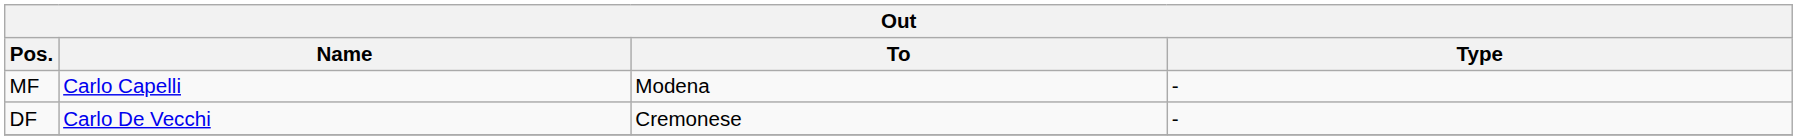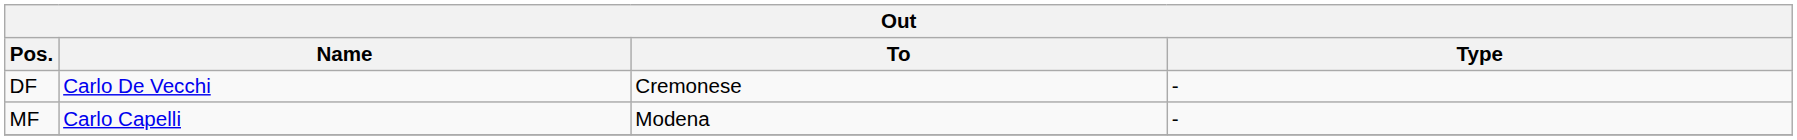rows swapped: (23, 119) <-> (24, 86)
